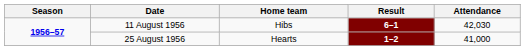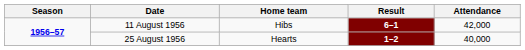(477, 25) 42,030 -> (477, 25) 42,000
(477, 39) 41,000 -> (477, 39) 40,000
